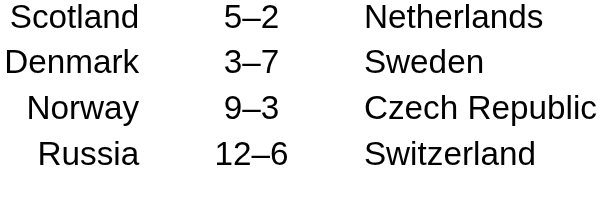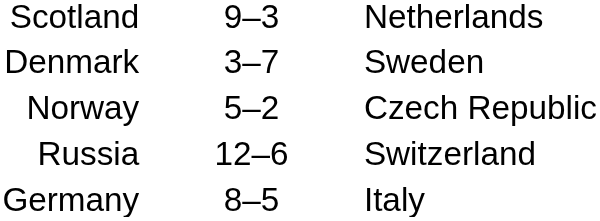(252, 16) 5–2 -> (252, 16) 9–3
(252, 108) 9–3 -> (252, 108) 5–2
+ row: (71, 199)
